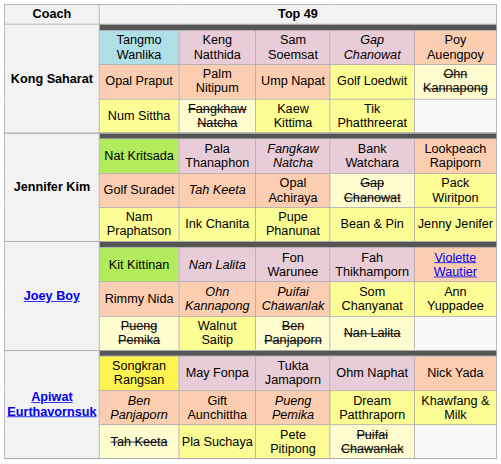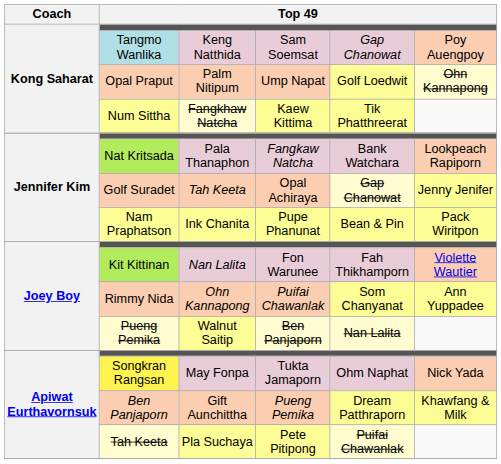(455, 190) Pack Wiritpon -> (455, 190) Jenny Jenifer
(455, 224) Jenny Jenifer -> (455, 224) Pack Wiritpon
